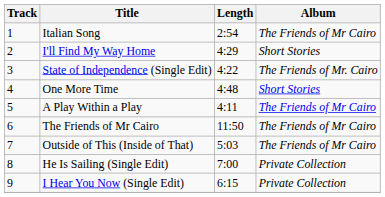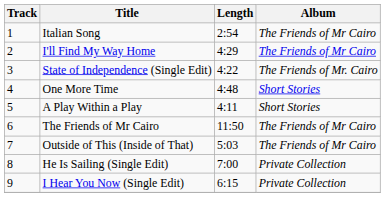(289, 51) Short Stories -> (317, 51) The Friends of Mr Cairo
(317, 107) The Friends of Mr Cairo -> (289, 107) Short Stories
